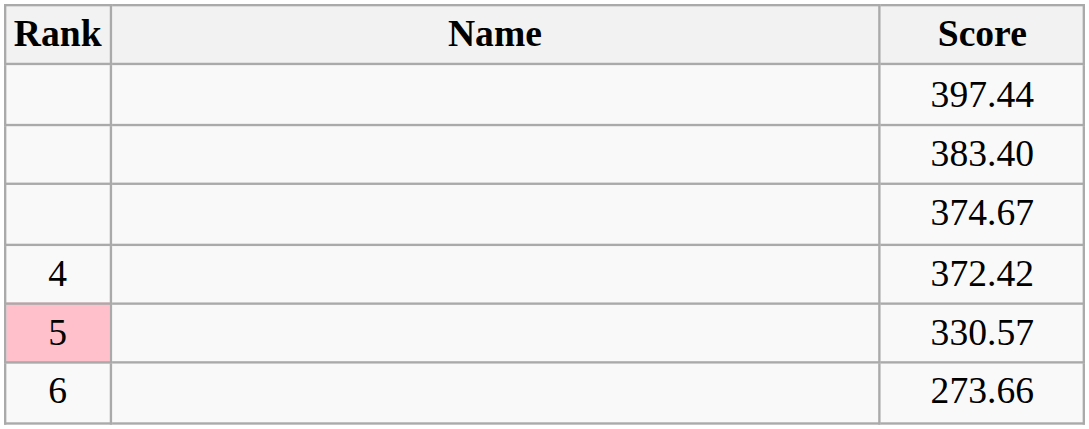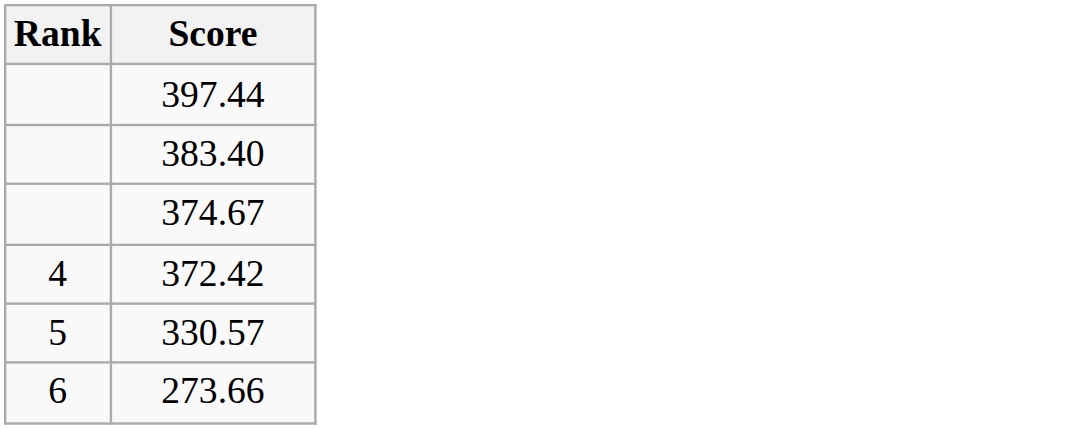- column: (495, 34)
(58, 332) pink background -> (58, 332) no background
